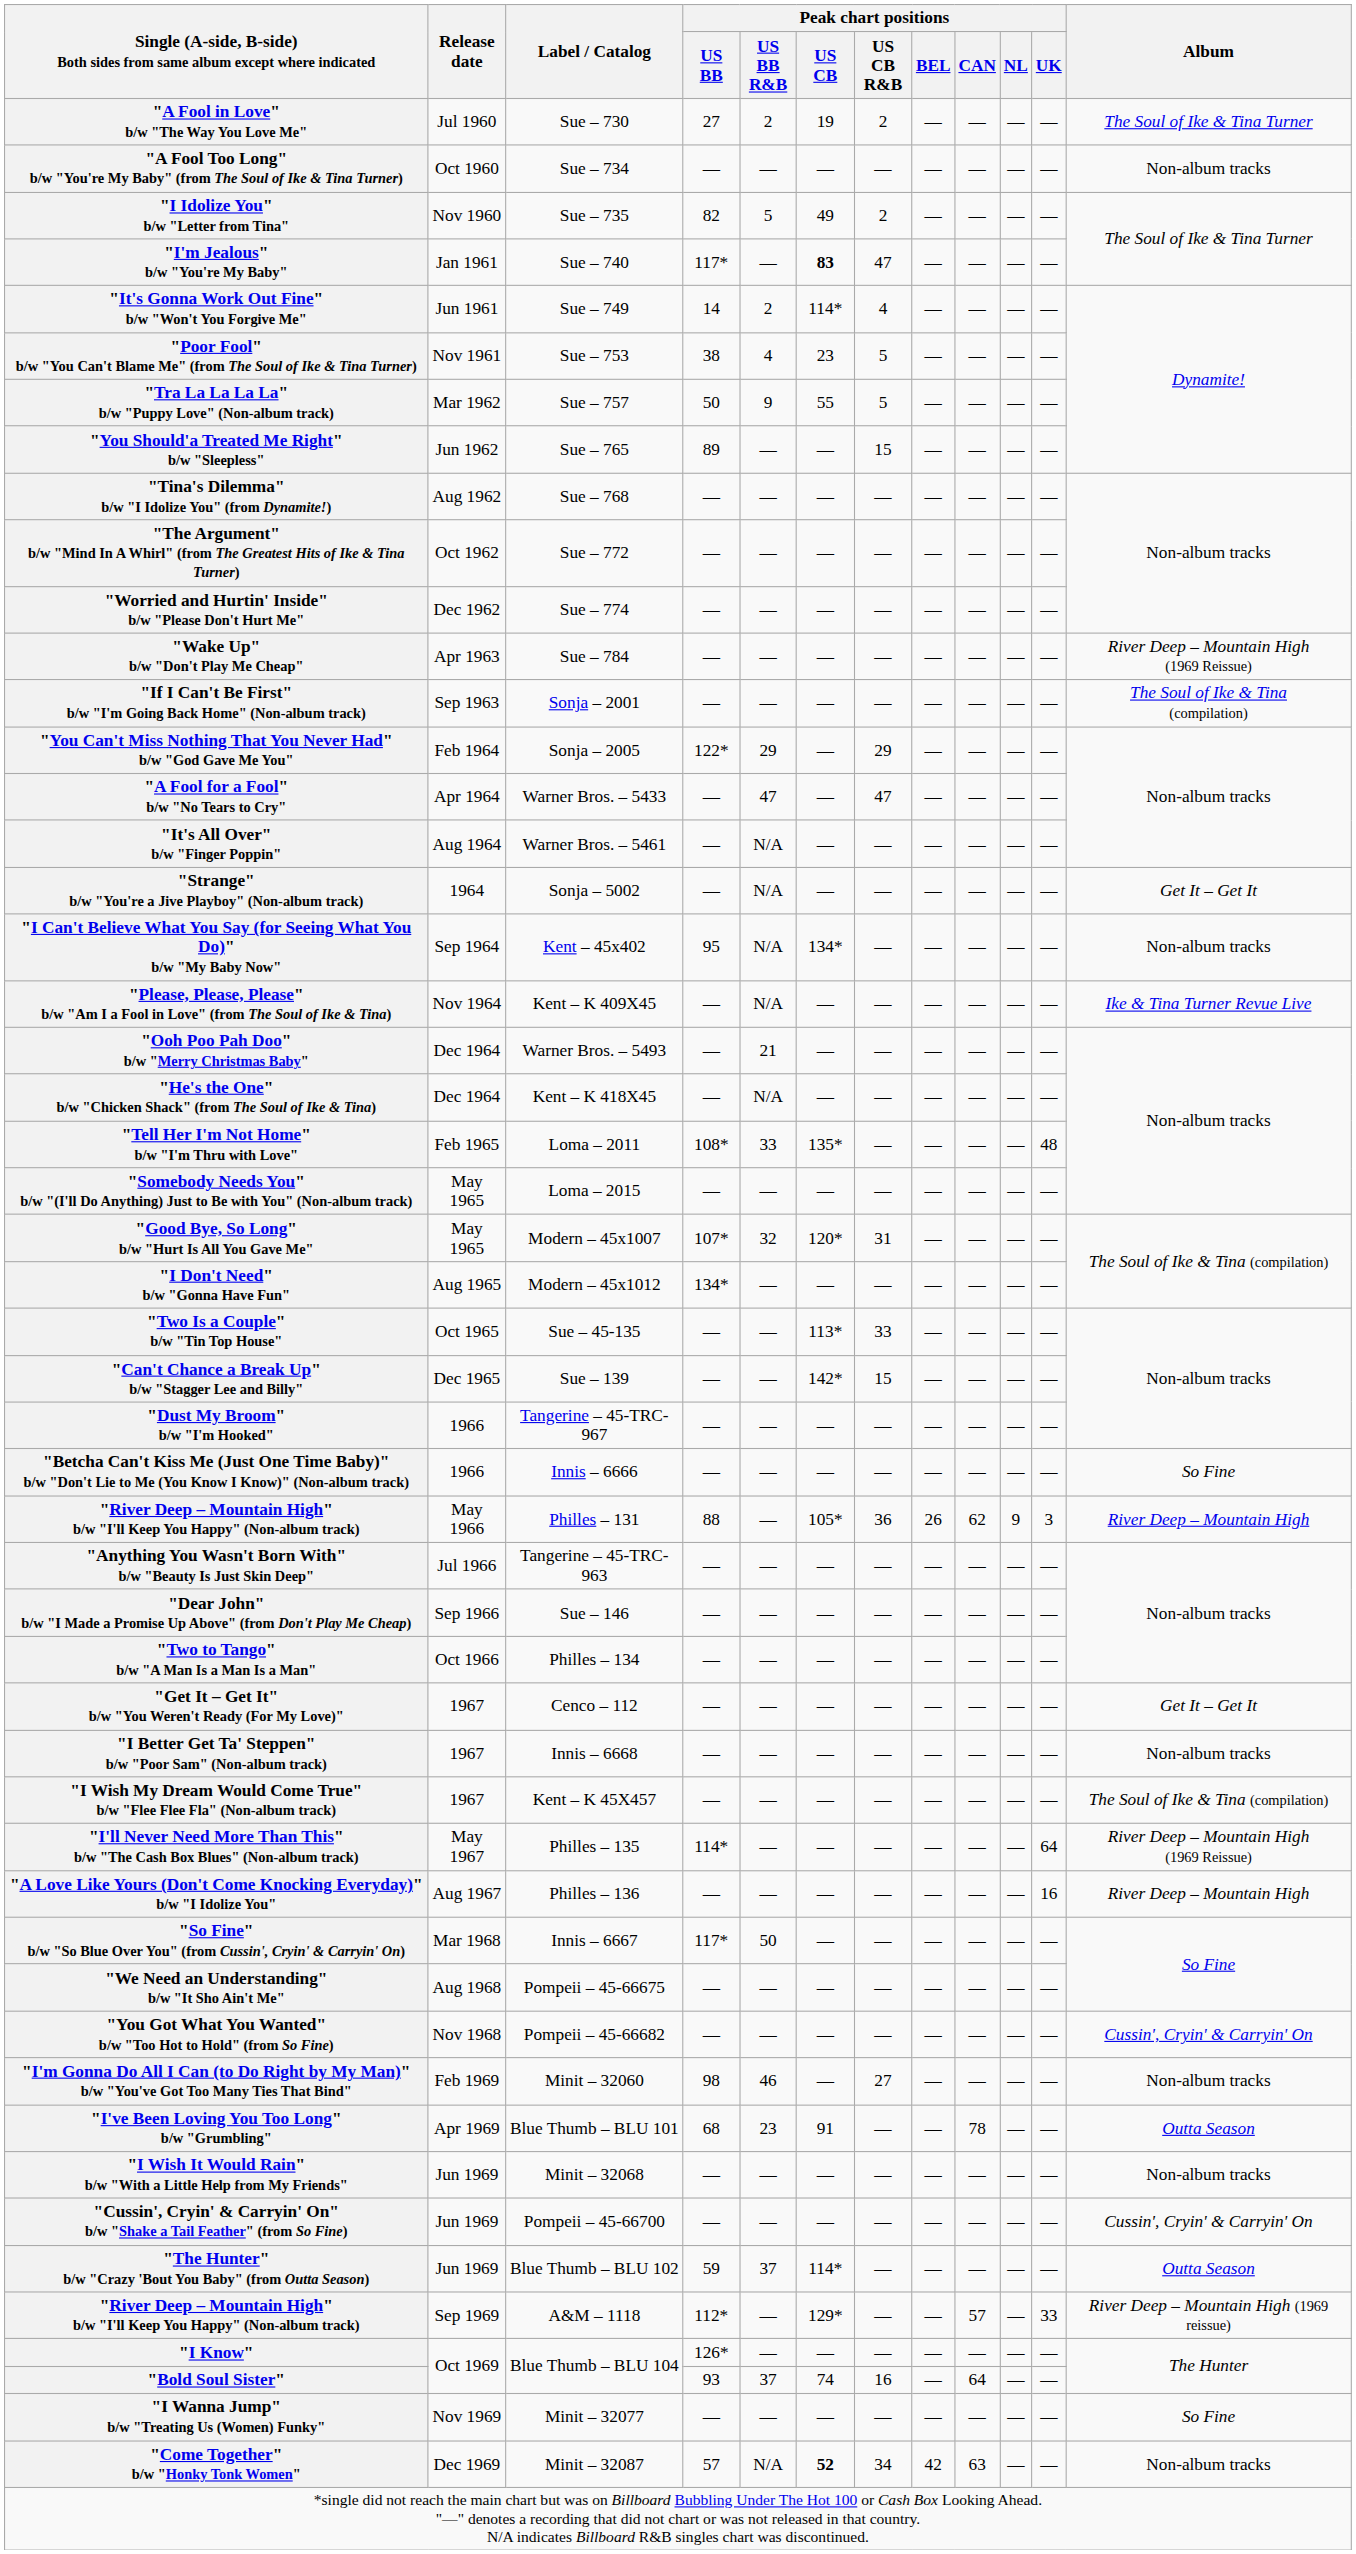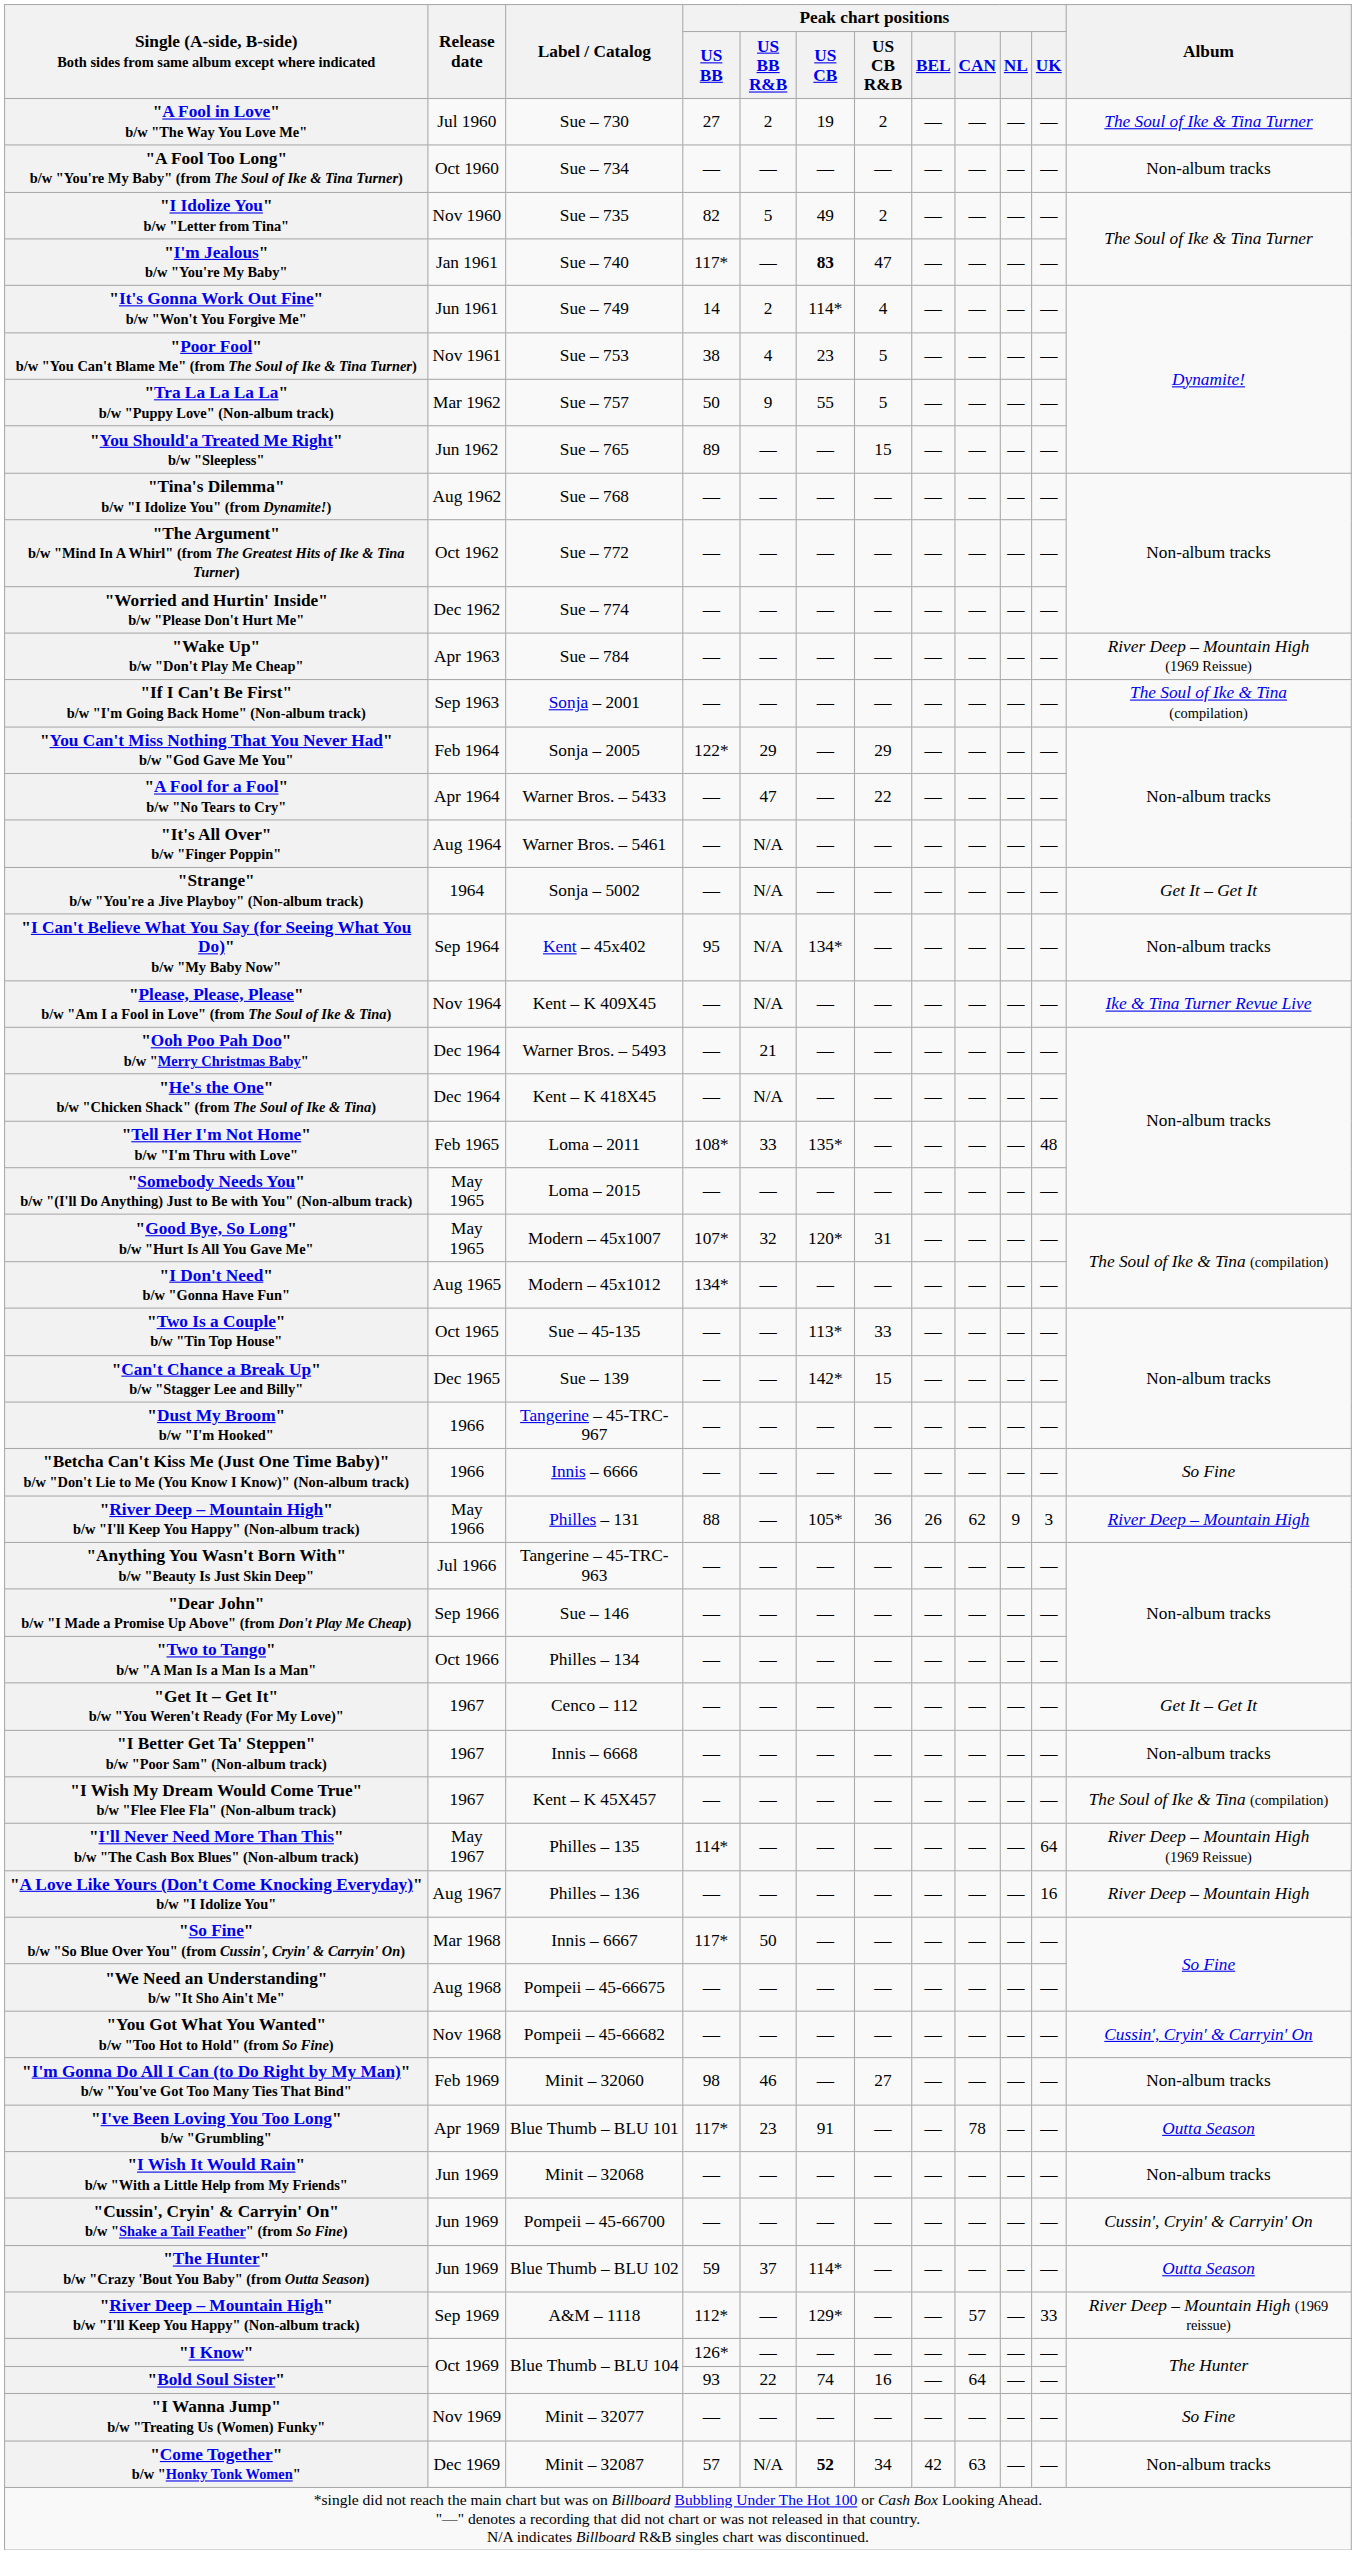(883, 796) 47 -> (883, 796) 22
(711, 2127) 68 -> (711, 2127) 117*
(768, 2379) 37 -> (768, 2379) 22
